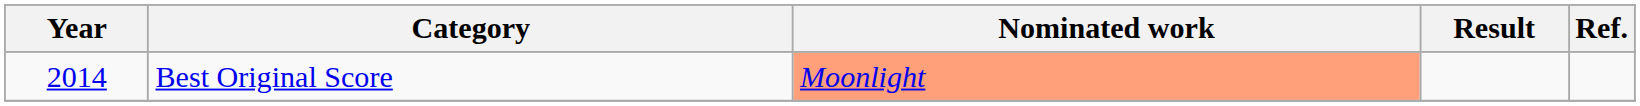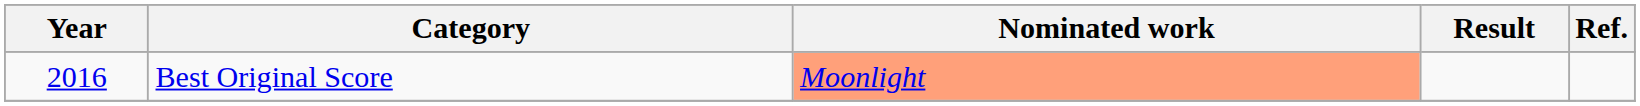(77, 76) 2014 -> (77, 76) 2016
